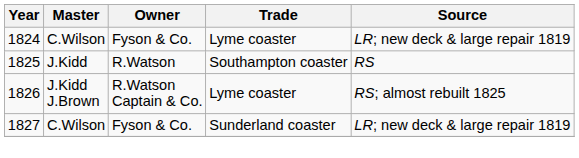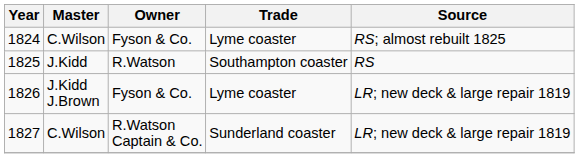(462, 39) LR; new deck & large repair 1819 -> (430, 39) RS; almost rebuilt 1825
(157, 93) R.Watson Captain & Co. -> (152, 93) Fyson & Co.
(430, 93) RS; almost rebuilt 1825 -> (462, 93) LR; new deck & large repair 1819
(152, 124) Fyson & Co. -> (157, 132) R.Watson Captain & Co.
